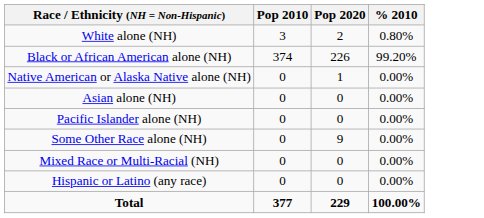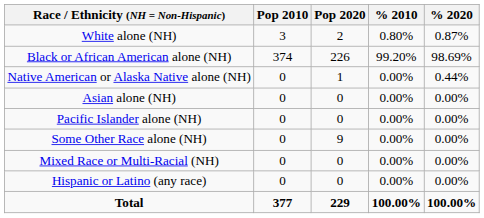+ column: (452, 14)
